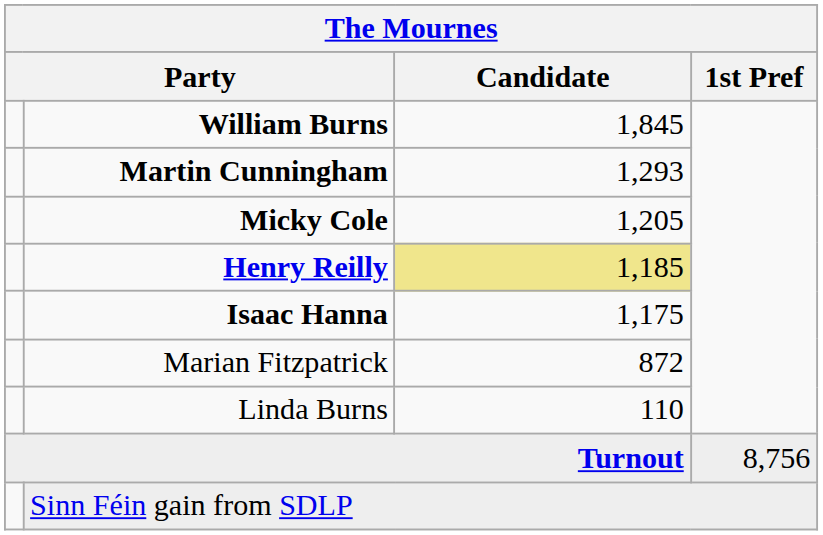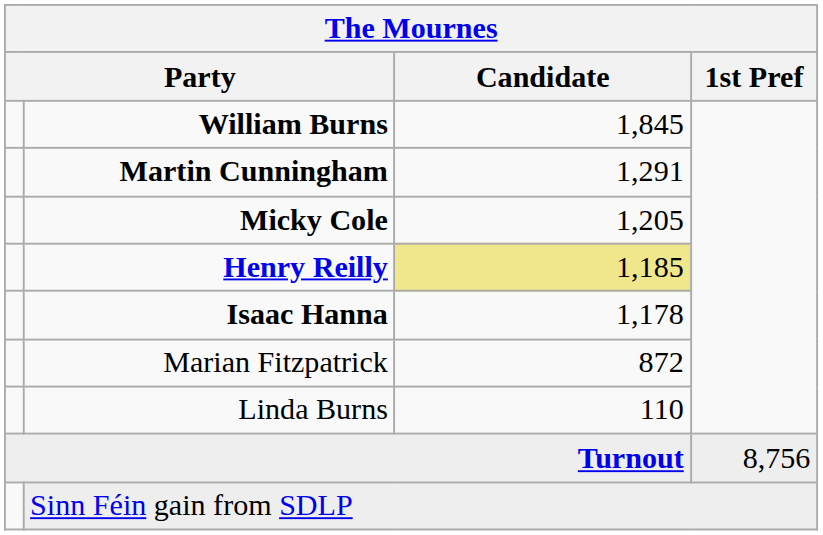(650, 171) 1,293 -> (650, 171) 1,291
(650, 314) 1,175 -> (650, 314) 1,178
